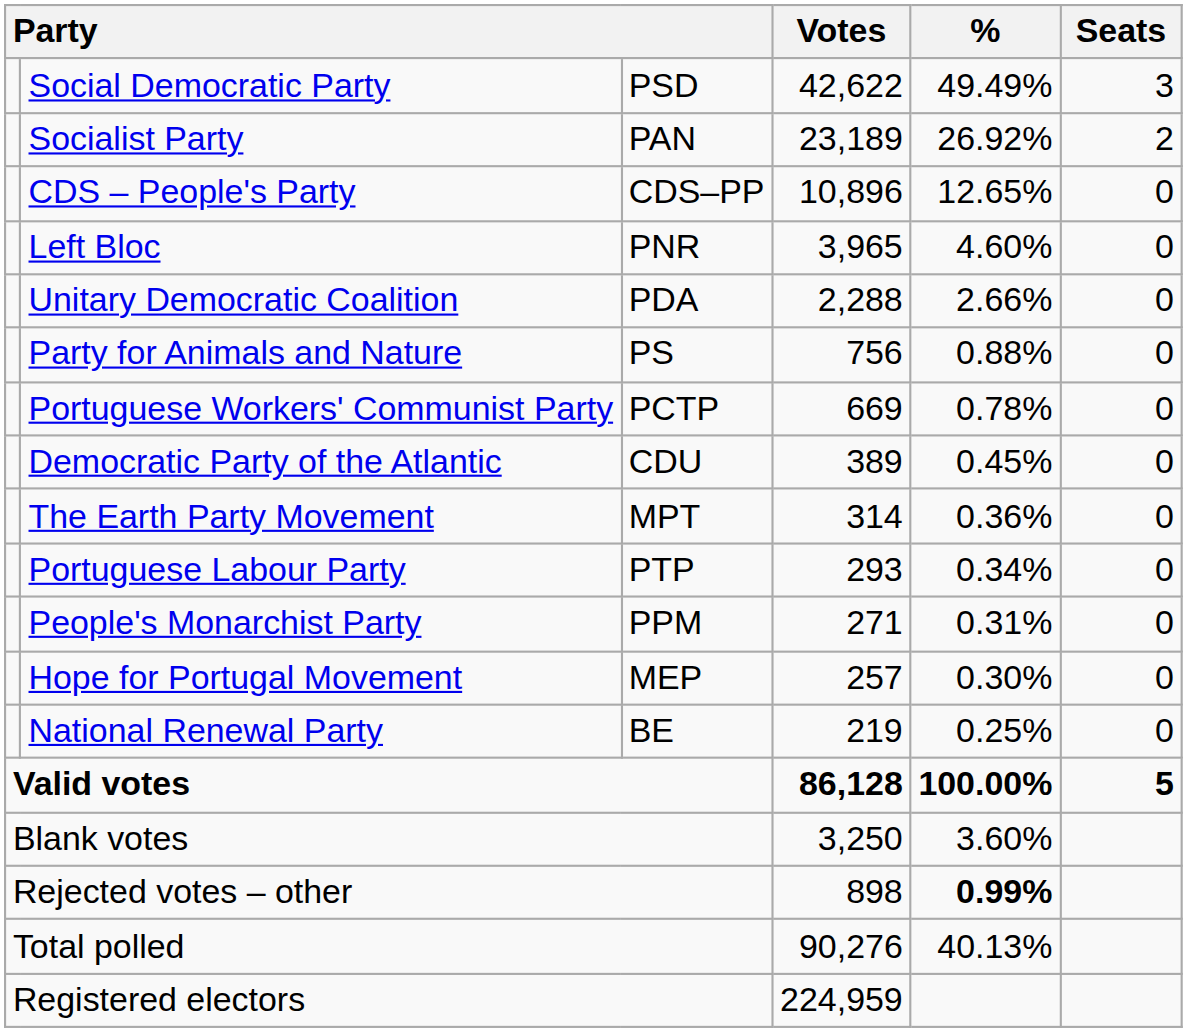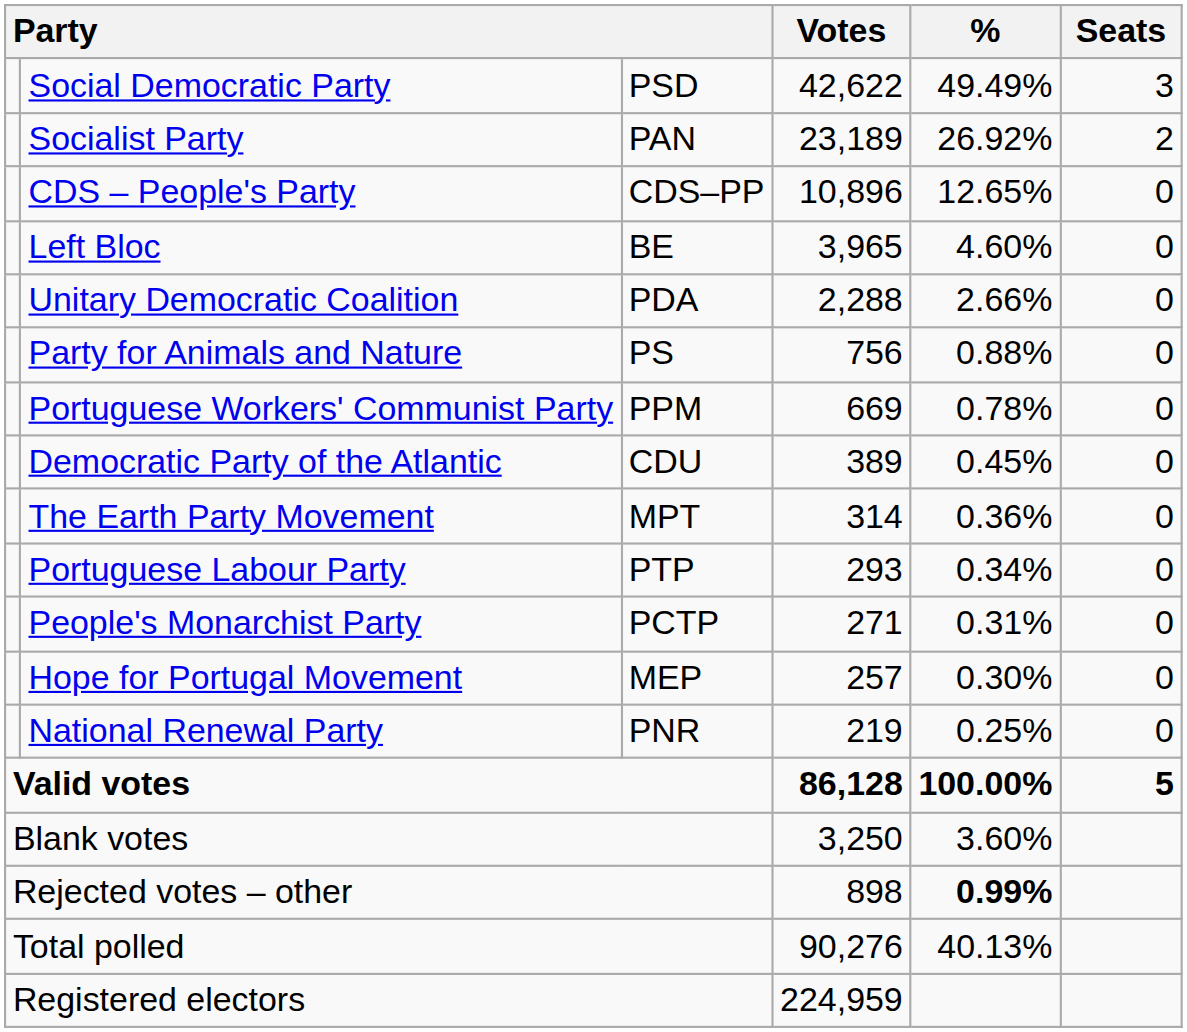(665, 246) PNR -> (651, 246) BE
(674, 407) PCTP -> (665, 407) PPM
(665, 623) PPM -> (674, 623) PCTP
(651, 730) BE -> (665, 730) PNR
